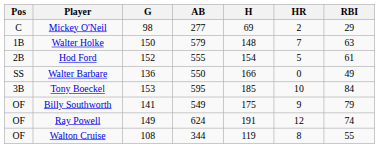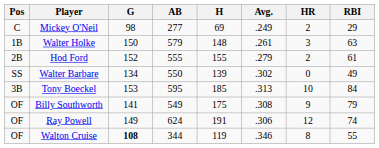+ column: (264, 12)
(299, 43) 7 -> (308, 43) 3
(249, 58) 154 -> (219, 58) 155
(299, 58) 5 -> (308, 58) 2
(148, 74) 136 -> (131, 74) 134
(249, 74) 166 -> (219, 74) 139
(148, 136) normal -> (131, 136) bold
